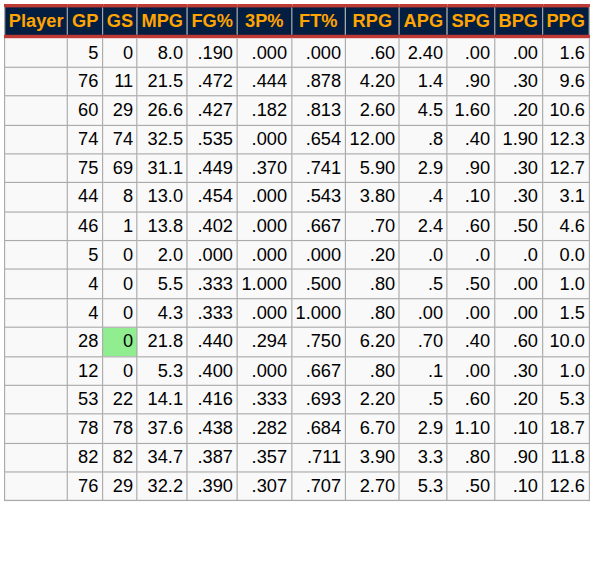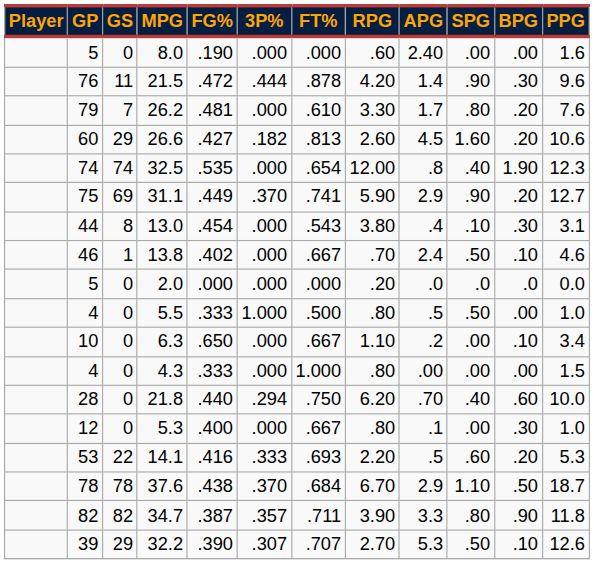+ row: (165, 110)
(525, 168) .30 -> (525, 197) .20
(477, 226) .60 -> (477, 254) .50
(525, 226) .50 -> (525, 254) .10
+ row: (170, 341)
(128, 341) lightgreen background -> (128, 399) no background
(269, 428) .282 -> (269, 486) .370
(525, 428) .10 -> (525, 486) .50
(88, 486) 76 -> (88, 544) 39
